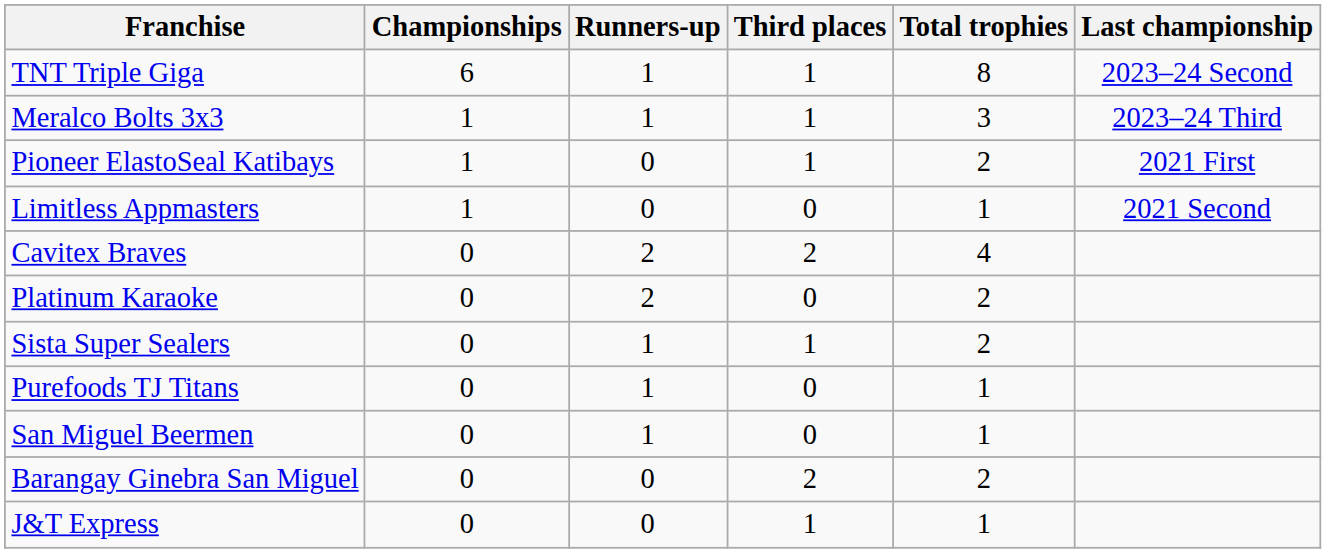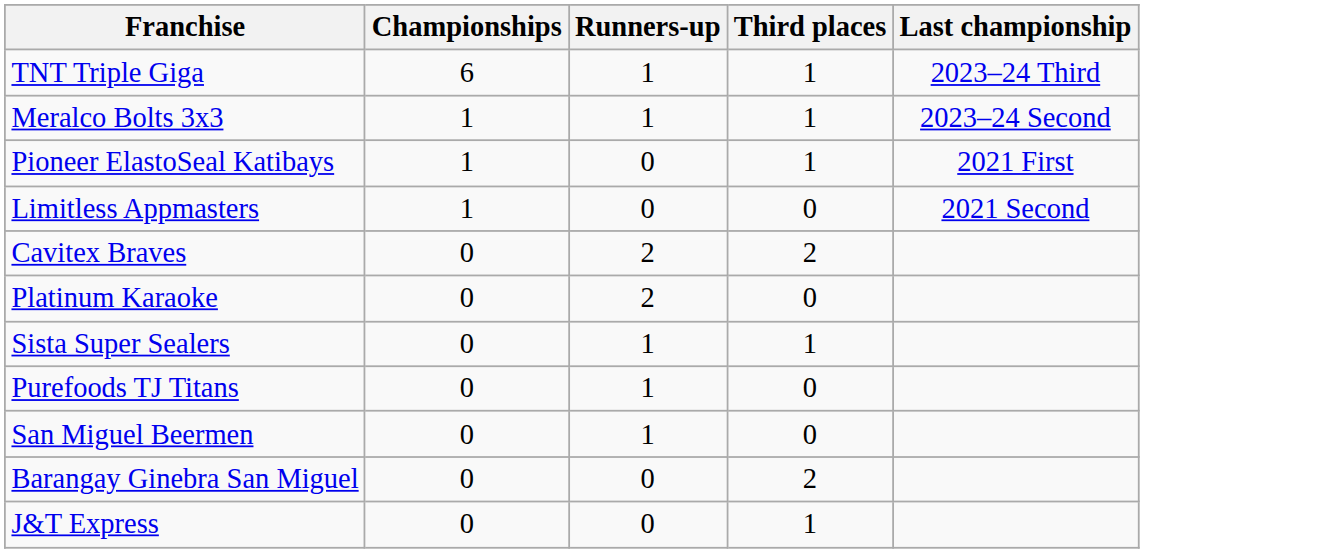- column: (984, 27)
(1197, 72) 2023–24 Second -> (1015, 72) 2023–24 Third
(1197, 117) 2023–24 Third -> (1015, 117) 2023–24 Second
